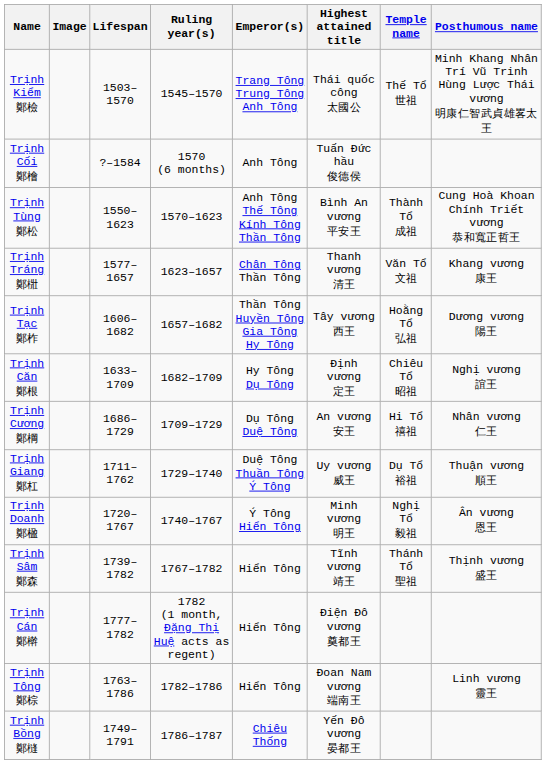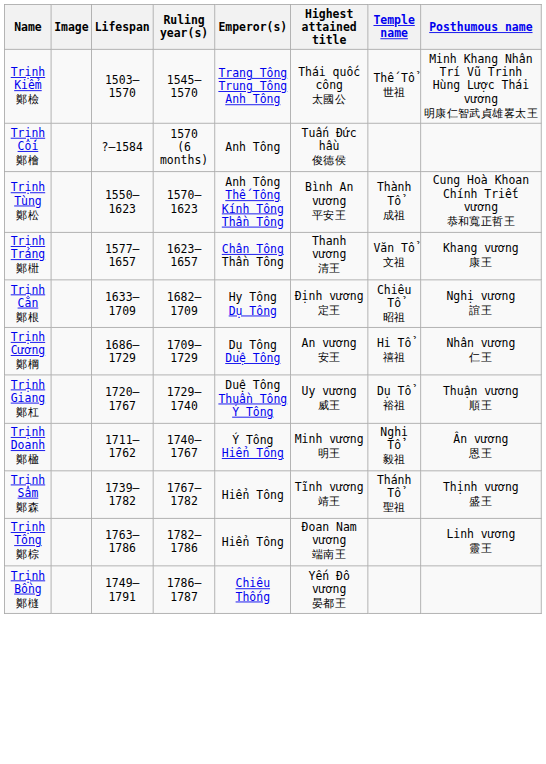- row: (27, 324)
(120, 473) 1711–1762 -> (122, 399) 1720–1767
(120, 521) 1720–1767 -> (122, 447) 1711–1762
- row: (27, 628)
